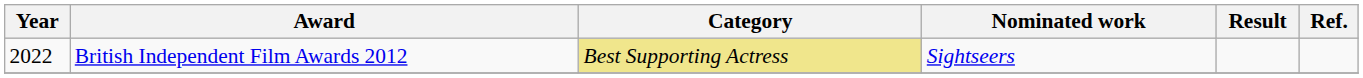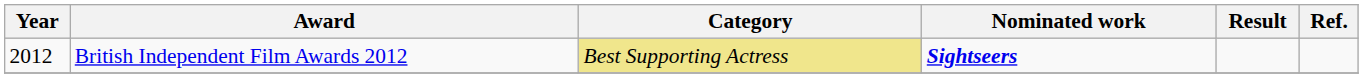(31, 55) 2022 -> (31, 55) 2012
(971, 55) normal -> (972, 55) bold
